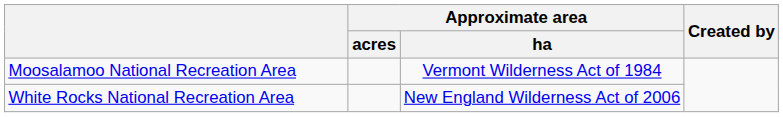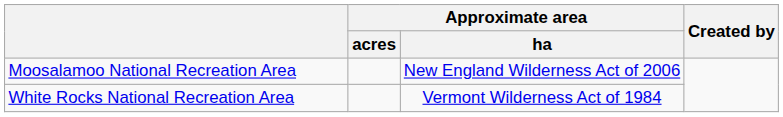(542, 71) Vermont Wilderness Act of 1984 -> (542, 71) New England Wilderness Act of 2006
(542, 97) New England Wilderness Act of 2006 -> (542, 97) Vermont Wilderness Act of 1984
